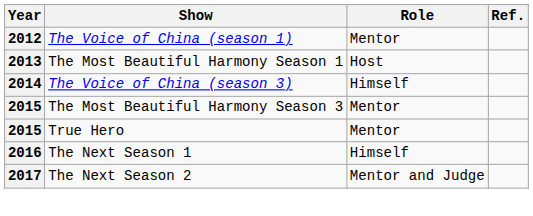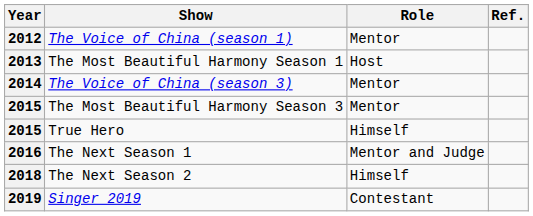(379, 85) Himself -> (375, 85) Mentor
(375, 130) Mentor -> (379, 130) Himself
(379, 153) Himself -> (417, 153) Mentor and Judge
(25, 176) 2017 -> (25, 176) 2018
(417, 176) Mentor and Judge -> (379, 176) Himself
+ row: (95, 199)
